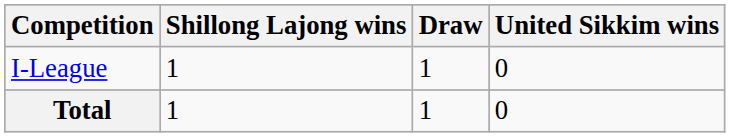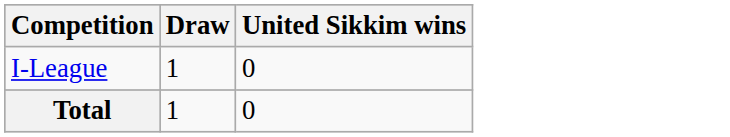- column: (286, 25)
